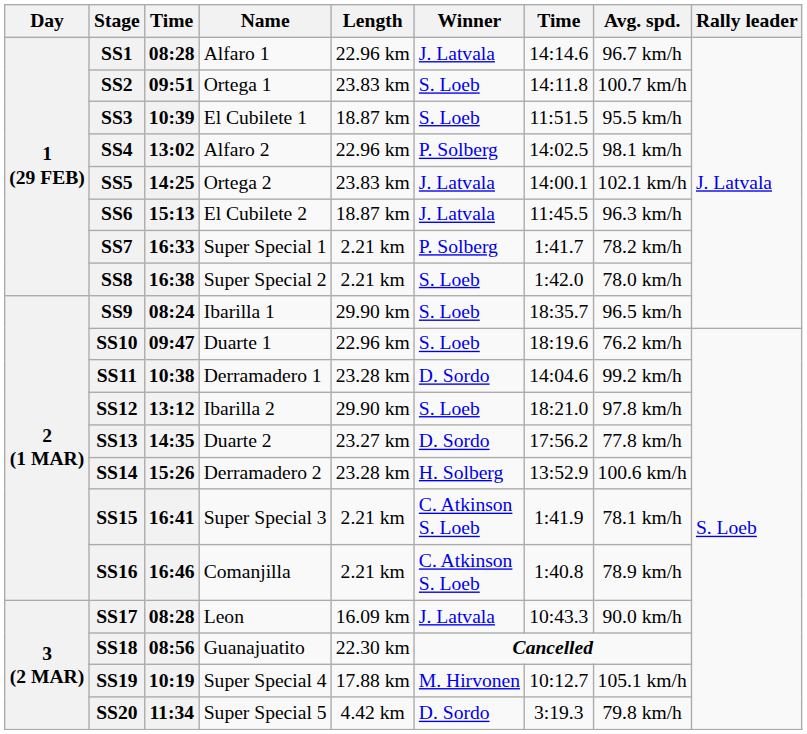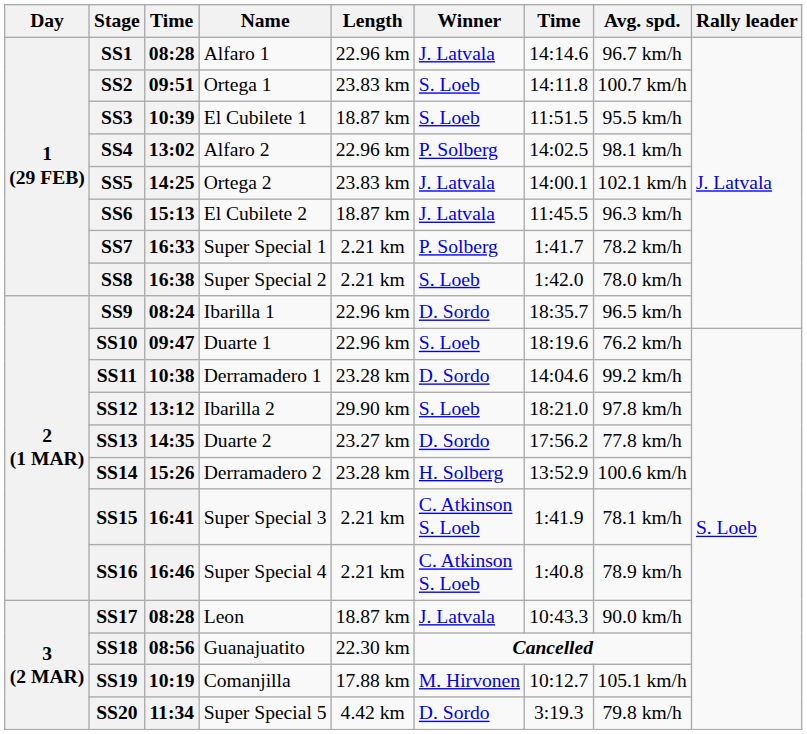(373, 311) 29.90 km -> (373, 311) 22.96 km
(449, 311) S. Loeb -> (454, 311) D. Sordo
(247, 572) Comanjilla -> (265, 572) Super Special 4
(373, 616) 16.09 km -> (373, 616) 18.87 km
(265, 680) Super Special 4 -> (247, 680) Comanjilla
